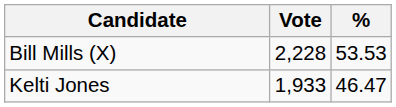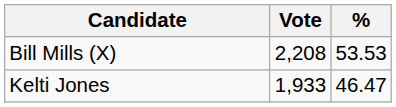(300, 53) 2,228 -> (300, 53) 2,208
